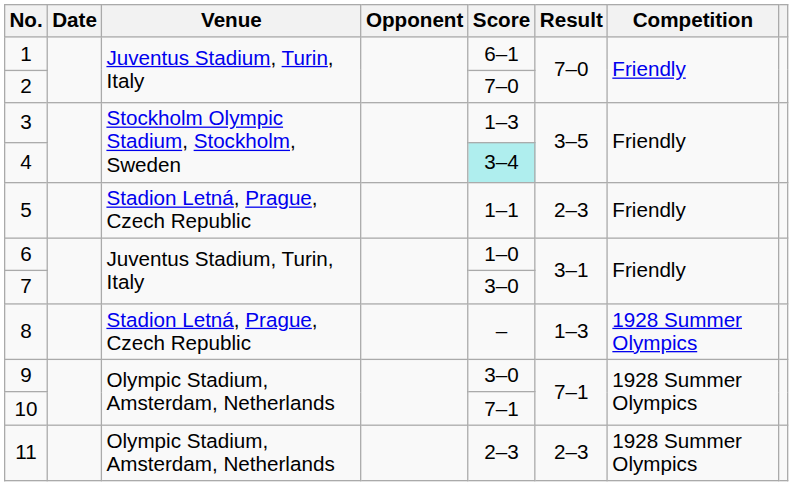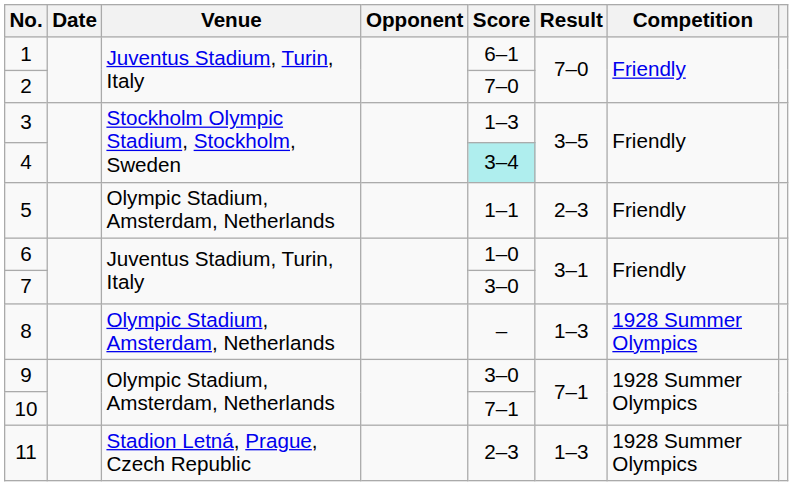(212, 209) Stadion Letná, Prague, Czech Republic -> (221, 209) Olympic Stadium, Amsterdam, Netherlands
(212, 331) Stadion Letná, Prague, Czech Republic -> (221, 331) Olympic Stadium, Amsterdam, Netherlands
(221, 452) Olympic Stadium, Amsterdam, Netherlands -> (212, 452) Stadion Letná, Prague, Czech Republic
(571, 452) 2–3 -> (571, 452) 1–3
